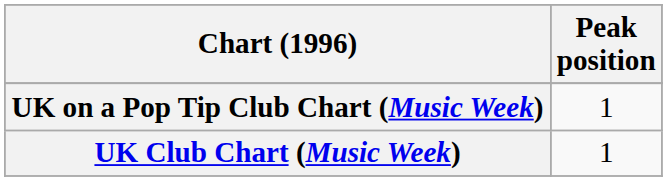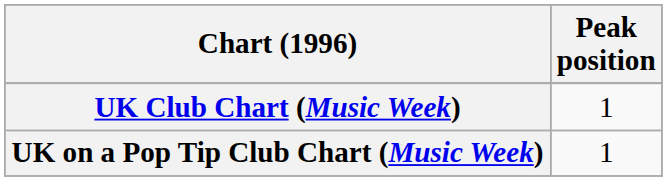rows swapped: (278, 152) <-> (278, 106)
